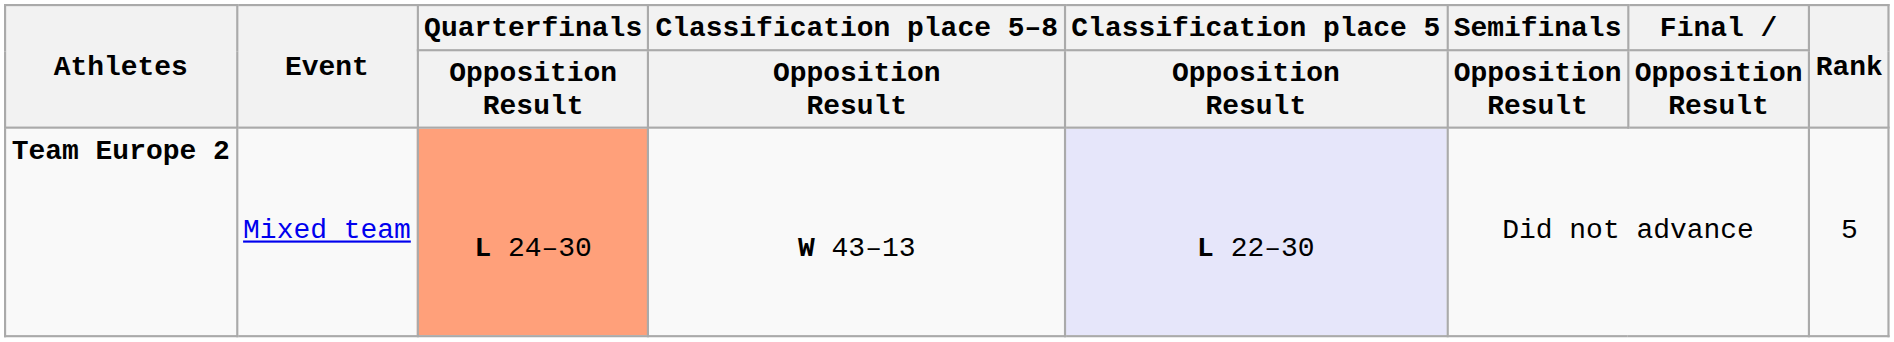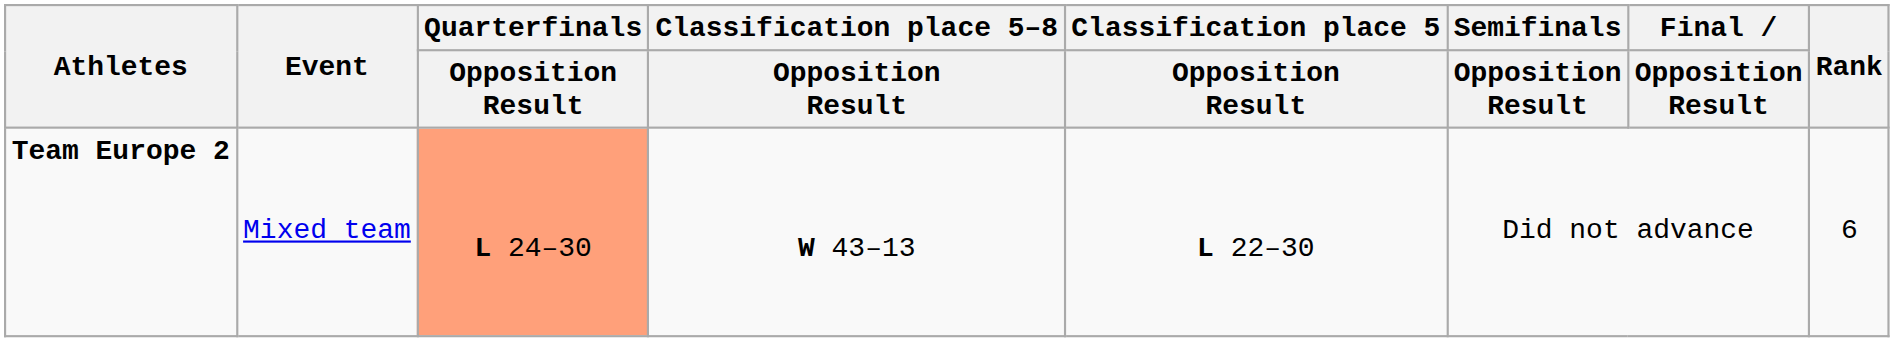(1256, 248) lavender background -> (1256, 248) no background
(1849, 232) 5 -> (1849, 232) 6
